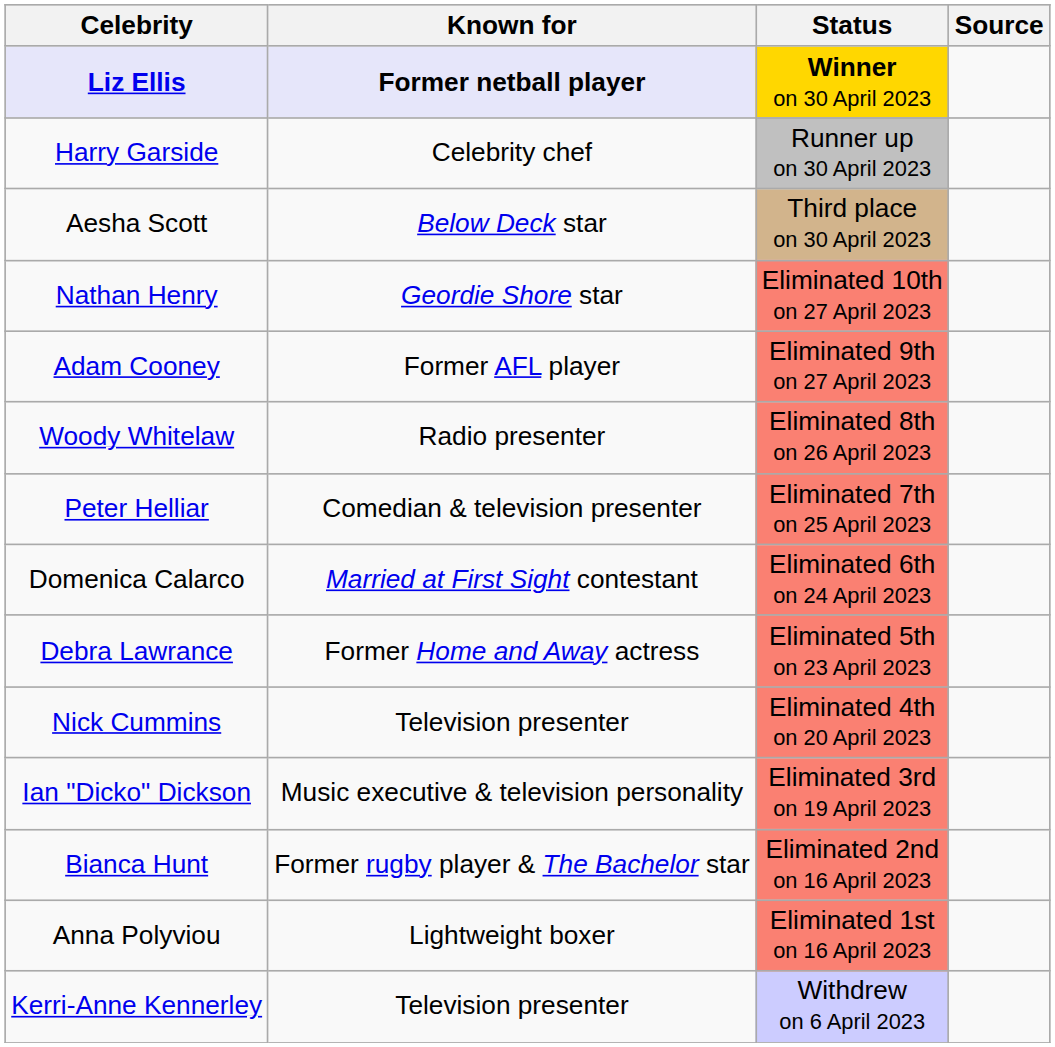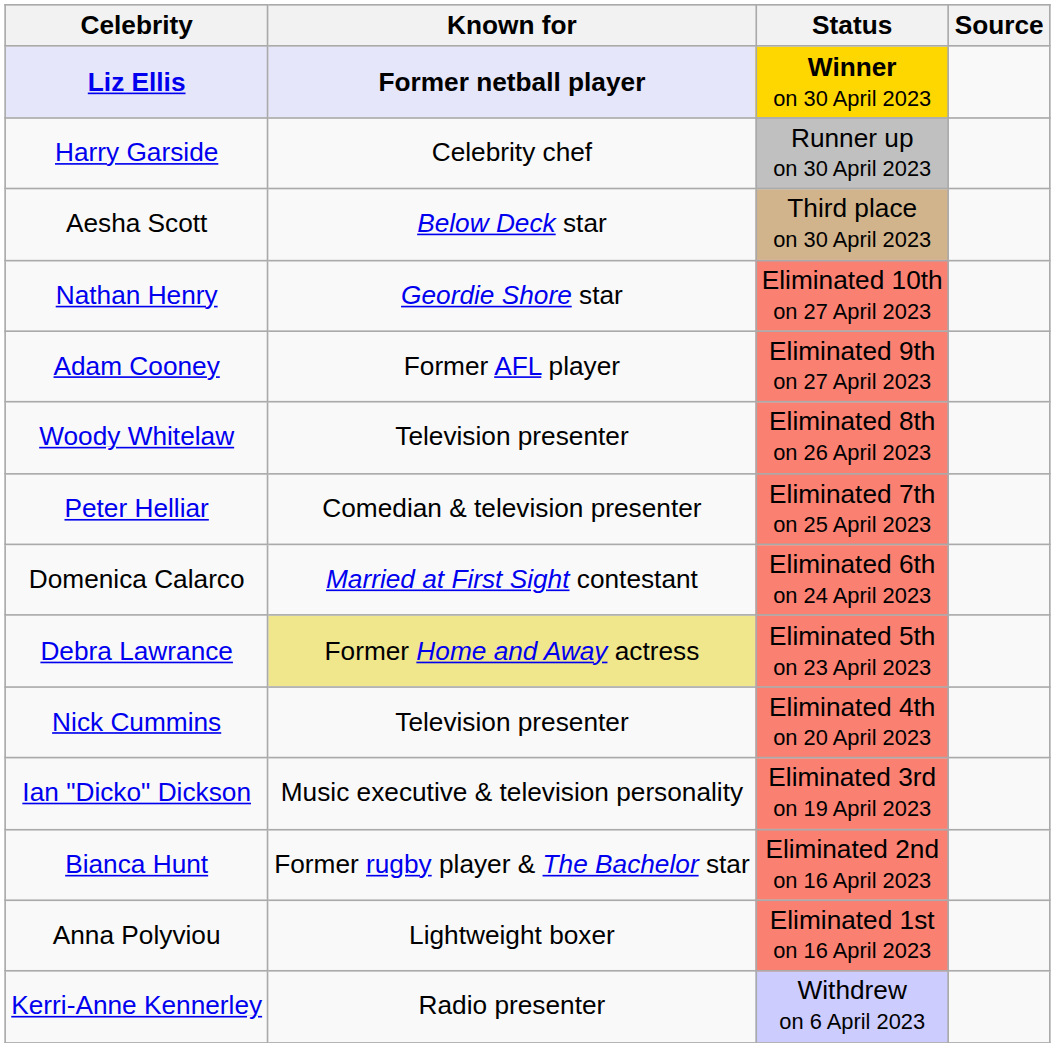(512, 437) Radio presenter -> (512, 437) Television presenter
(512, 650) no background -> (512, 650) khaki background
(512, 1006) Television presenter -> (512, 1006) Radio presenter
